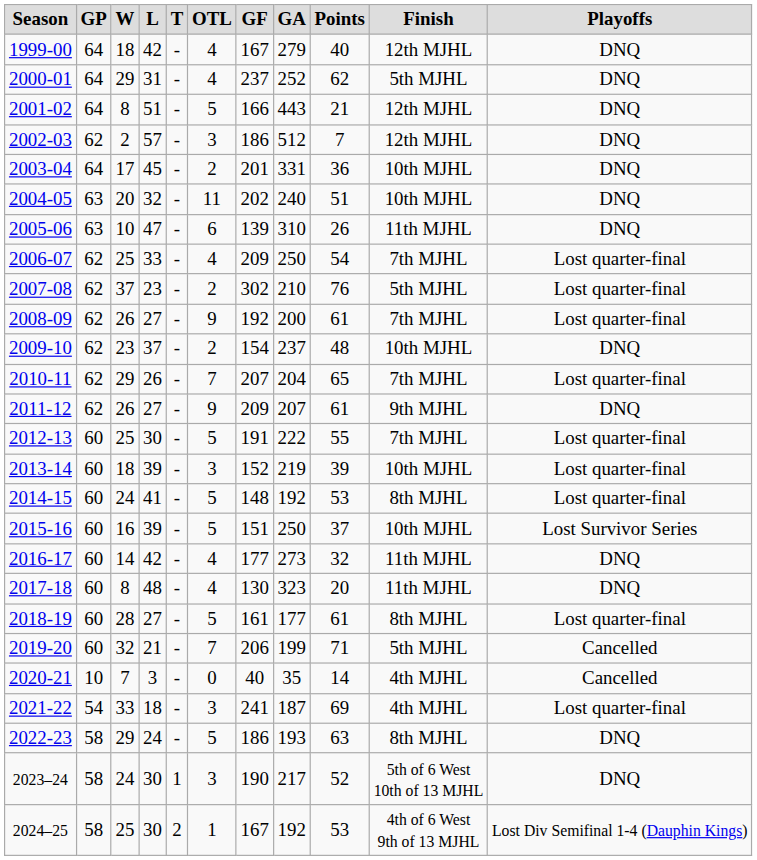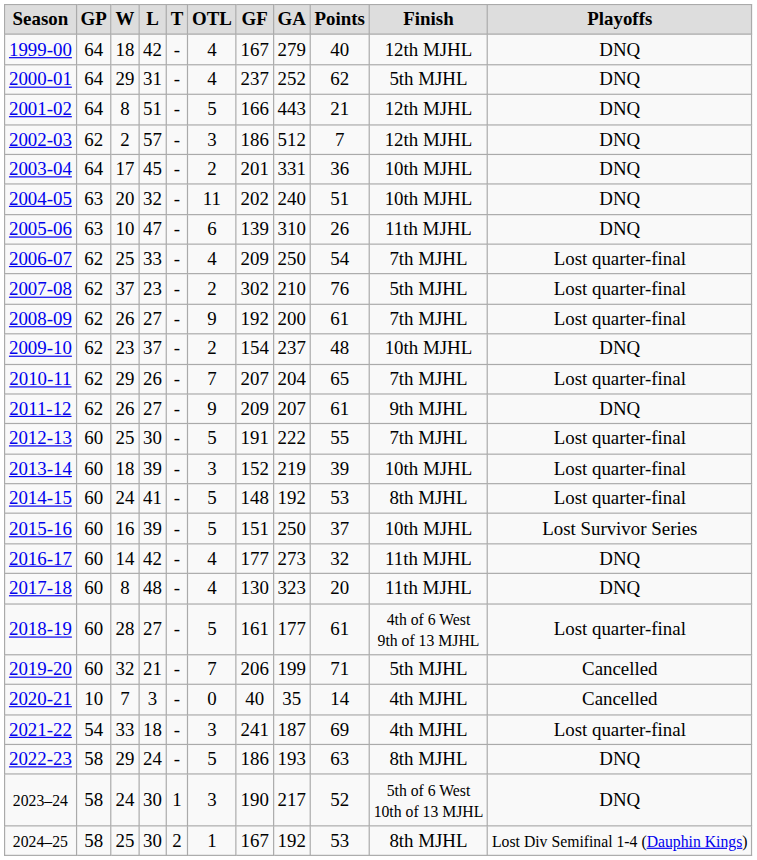(428, 618) 8th MJHL -> (428, 630) 4th of 6 West 9th of 13 MJHL
(428, 831) 4th of 6 West 9th of 13 MJHL -> (428, 840) 8th MJHL
